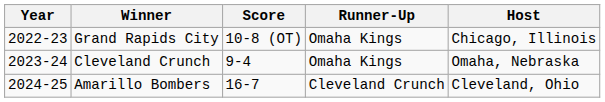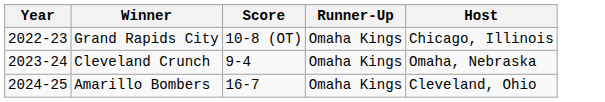(377, 85) Cleveland Crunch -> (356, 85) Omaha Kings
